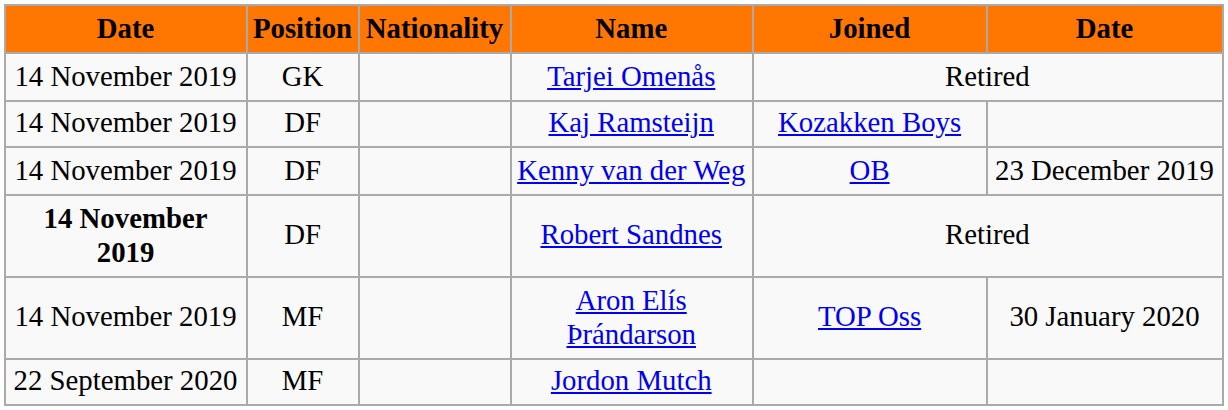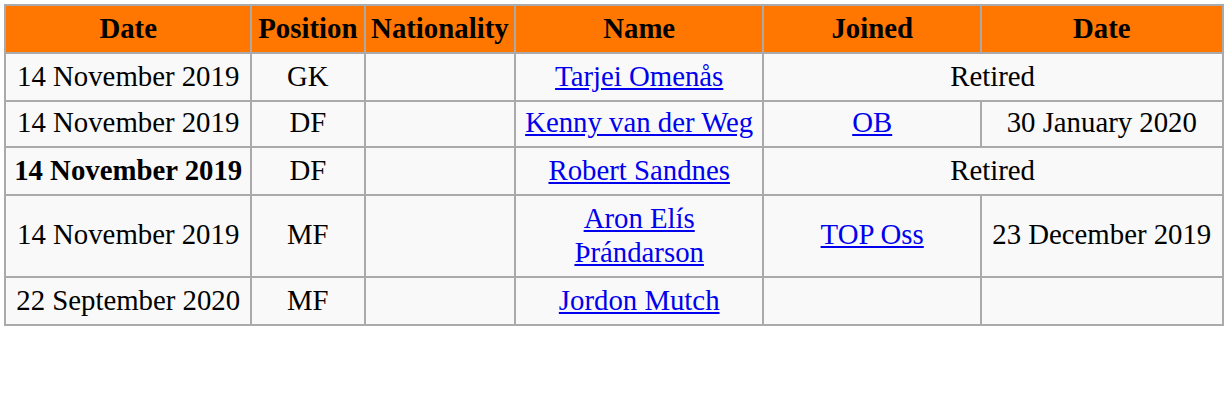- row: (631, 123)
(1104, 171) 23 December 2019 -> (1102, 123) 30 January 2020
(1104, 317) 30 January 2020 -> (1102, 235) 23 December 2019
